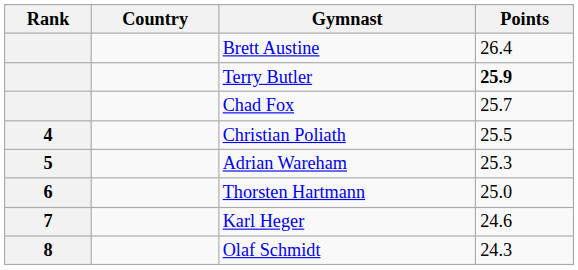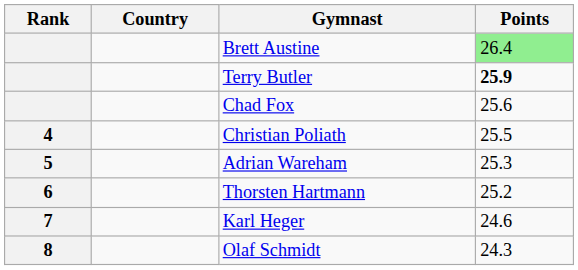(496, 47) no background -> (496, 47) lightgreen background
(496, 105) 25.7 -> (496, 105) 25.6
(496, 192) 25.0 -> (496, 192) 25.2
